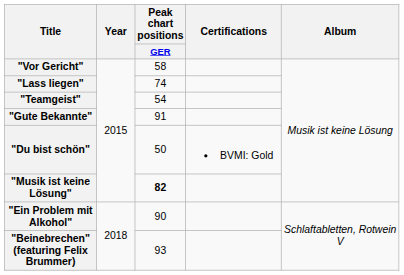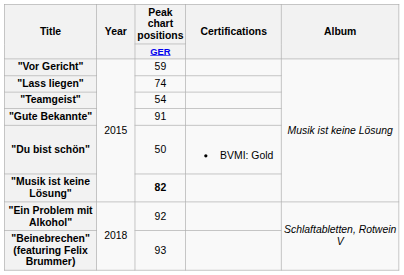(160, 67) 58 -> (160, 67) 59
(160, 216) 90 -> (160, 216) 92
